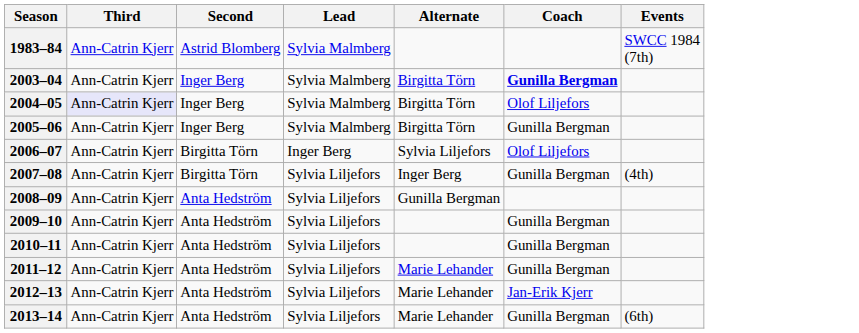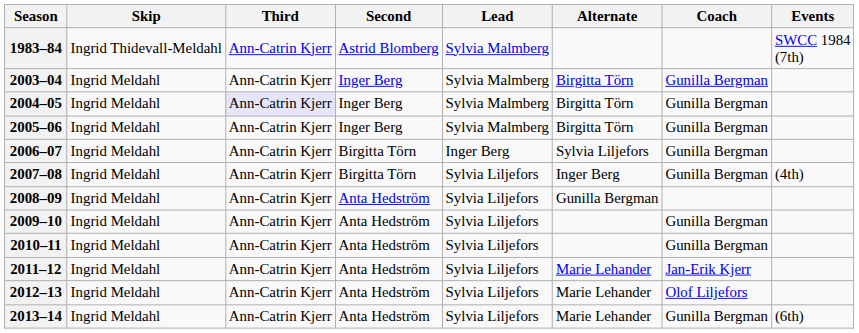+ column: (146, 16)
(562, 80) bold -> (717, 80) normal
(548, 103) Olof Liljefors -> (717, 103) Gunilla Bergman
(548, 151) Olof Liljefors -> (717, 151) Gunilla Bergman
(558, 269) Gunilla Bergman -> (708, 269) Jan-Erik Kjerr
(550, 292) Jan-Erik Kjerr -> (707, 292) Olof Liljefors
